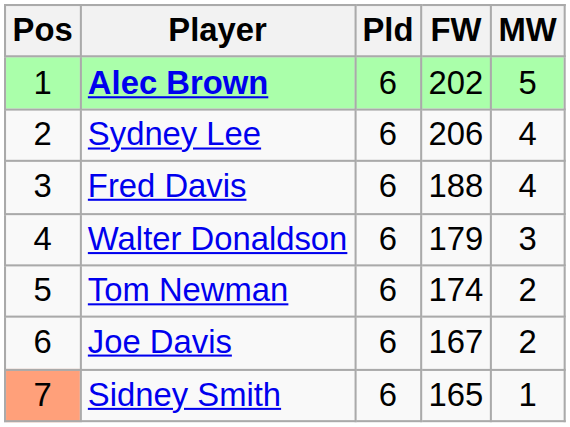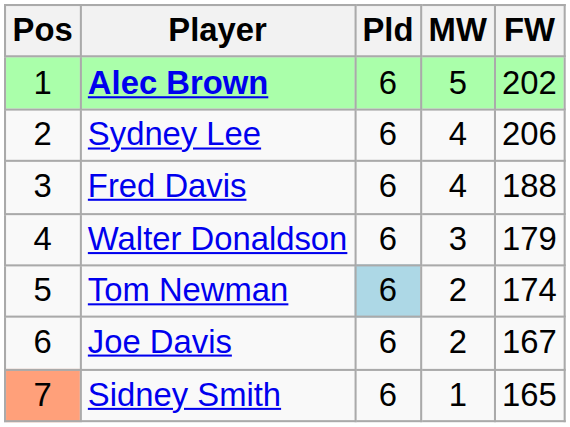columns swapped: (528, 30) <-> (456, 30)
(388, 290) no background -> (388, 290) lightblue background
